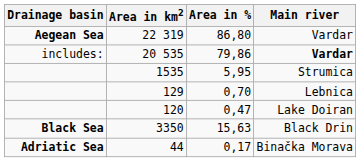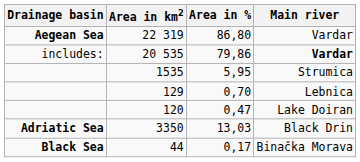(73, 129) Black Sea -> (62, 129) Adriatic Sea
(234, 129) 15,63 -> (234, 129) 13,03
(62, 147) Adriatic Sea -> (73, 147) Black Sea
